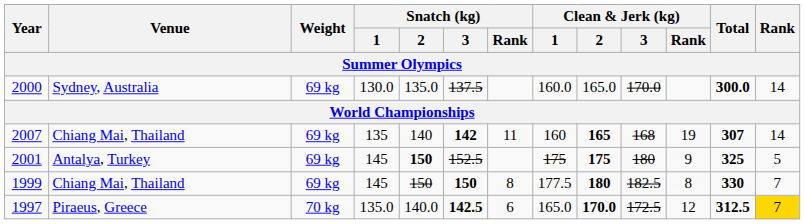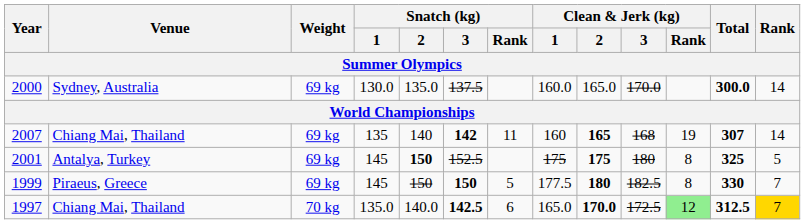(688, 159) 9 -> (688, 159) 8
(119, 183) Chiang Mai, Thailand -> (100, 183) Piraeus, Greece
(510, 183) 8 -> (510, 183) 5
(100, 207) Piraeus, Greece -> (119, 207) Chiang Mai, Thailand
(688, 207) no background -> (688, 207) lightgreen background
